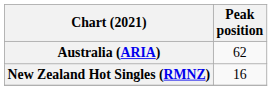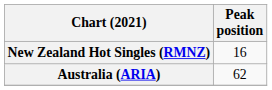rows swapped: (109, 52) <-> (109, 74)
